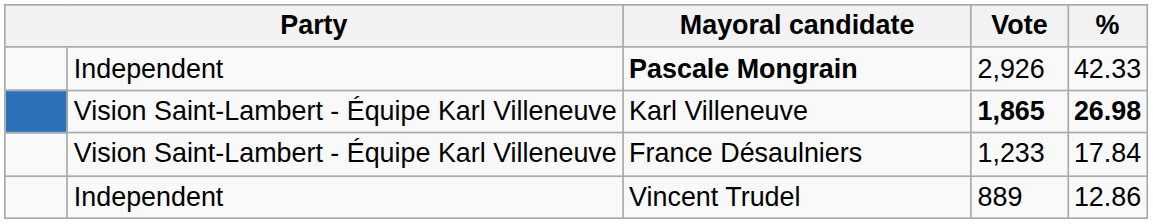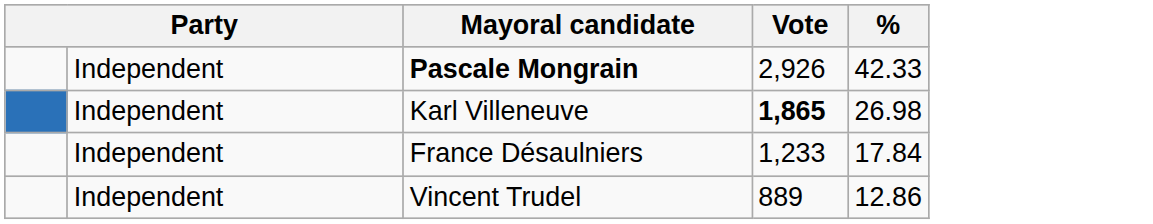(345, 111) Vision Saint-Lambert - Équipe Karl Villeneuve -> (149, 111) Independent
(1108, 111) bold -> (888, 111) normal
(345, 153) Vision Saint-Lambert - Équipe Karl Villeneuve -> (149, 153) Independent
